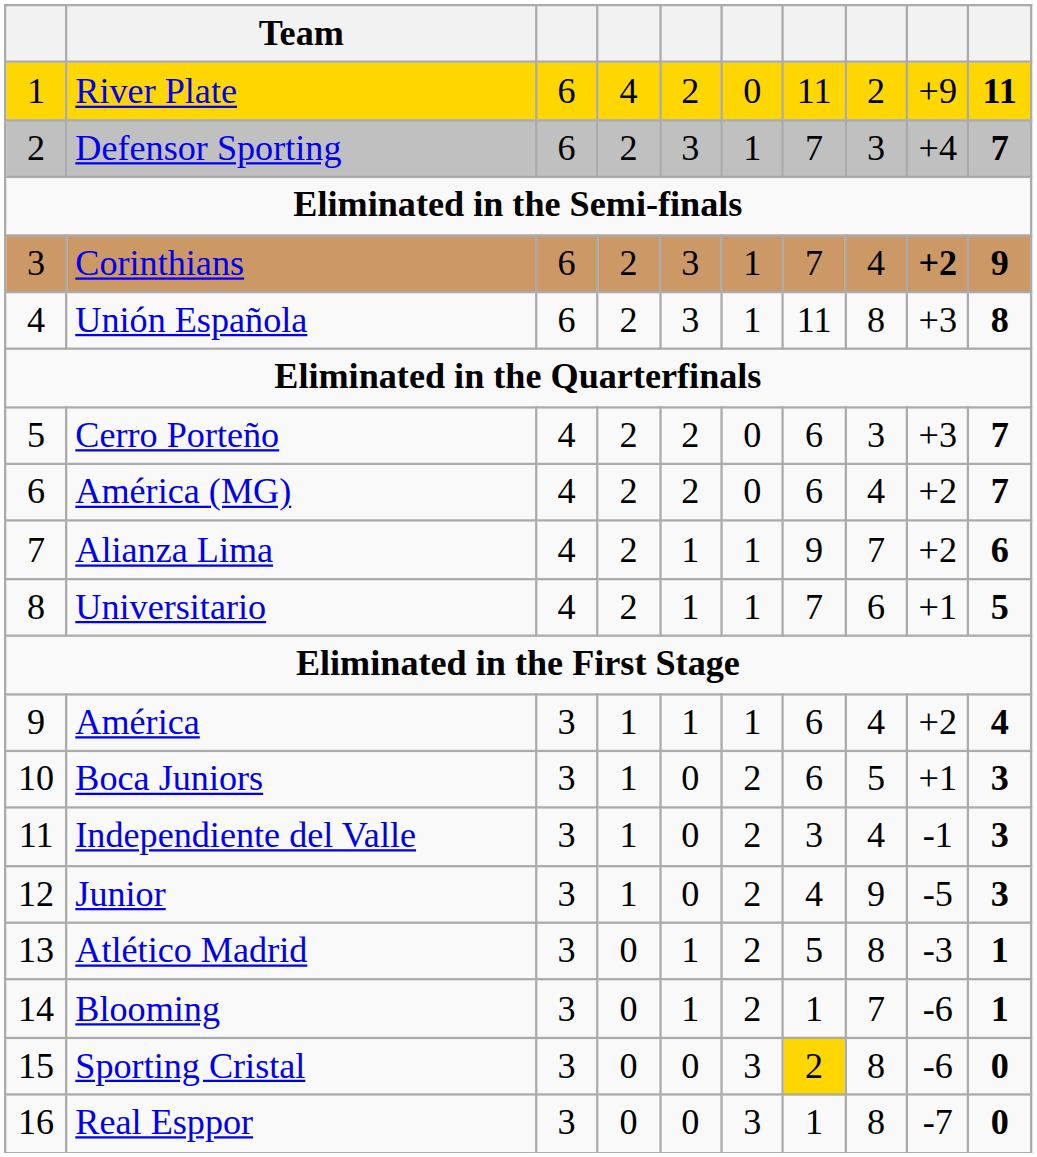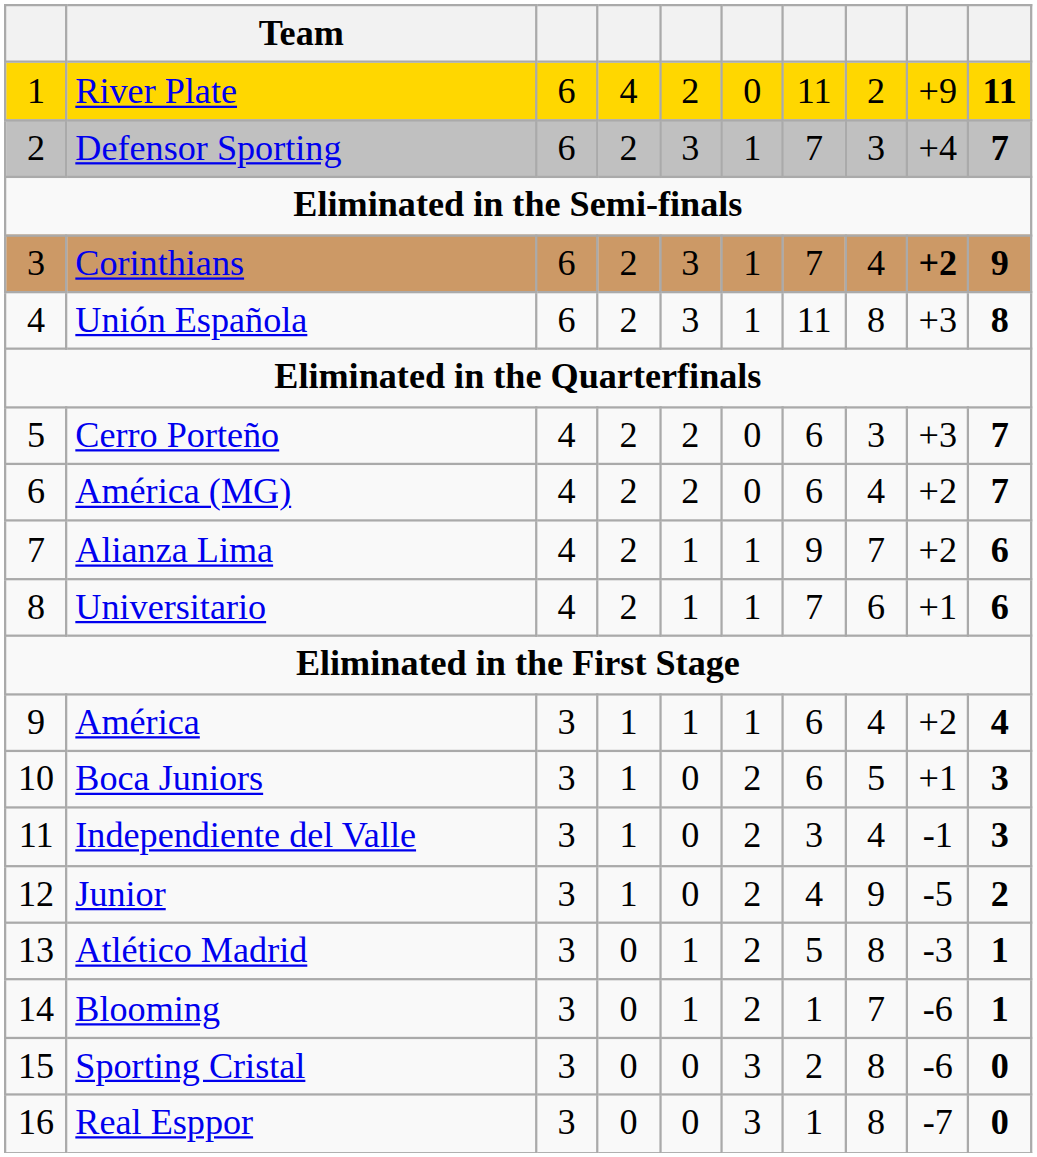(1000, 606) 5 -> (1000, 606) 6
(1000, 893) 3 -> (1000, 893) 2
(814, 1065) gold background -> (814, 1065) no background
